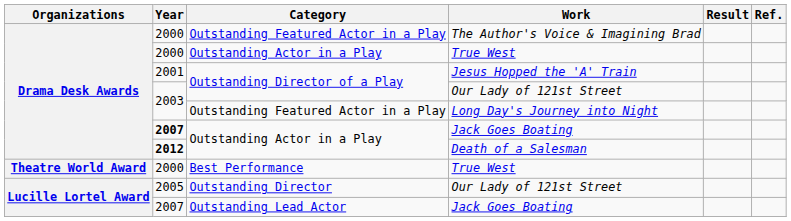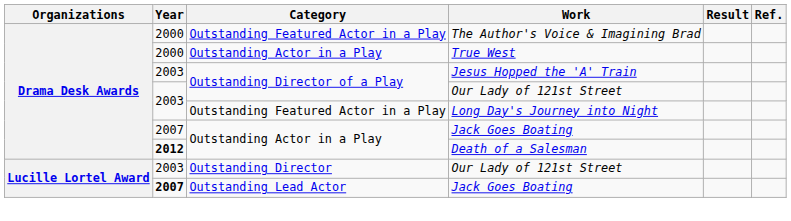(170, 72) 2001 -> (170, 72) 2003
(170, 130) bold -> (170, 130) normal
- row: (246, 168)
(170, 188) 2005 -> (170, 168) 2003
(170, 207) normal -> (170, 188) bold
